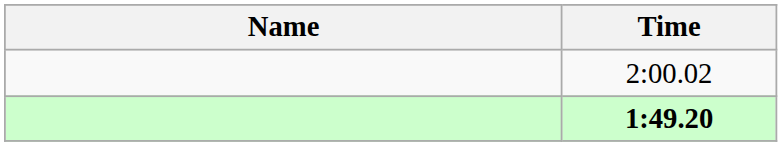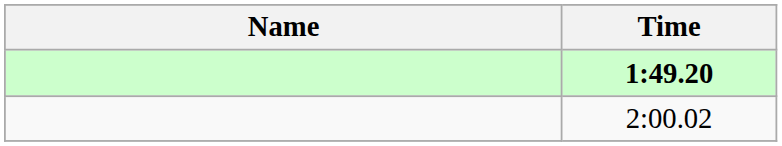rows swapped: (669, 118) <-> (669, 72)
